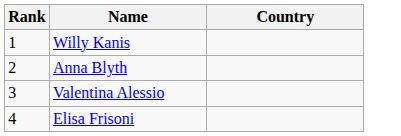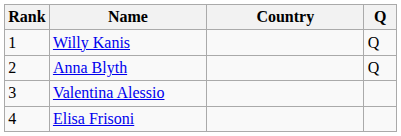+ column: (380, 17)
